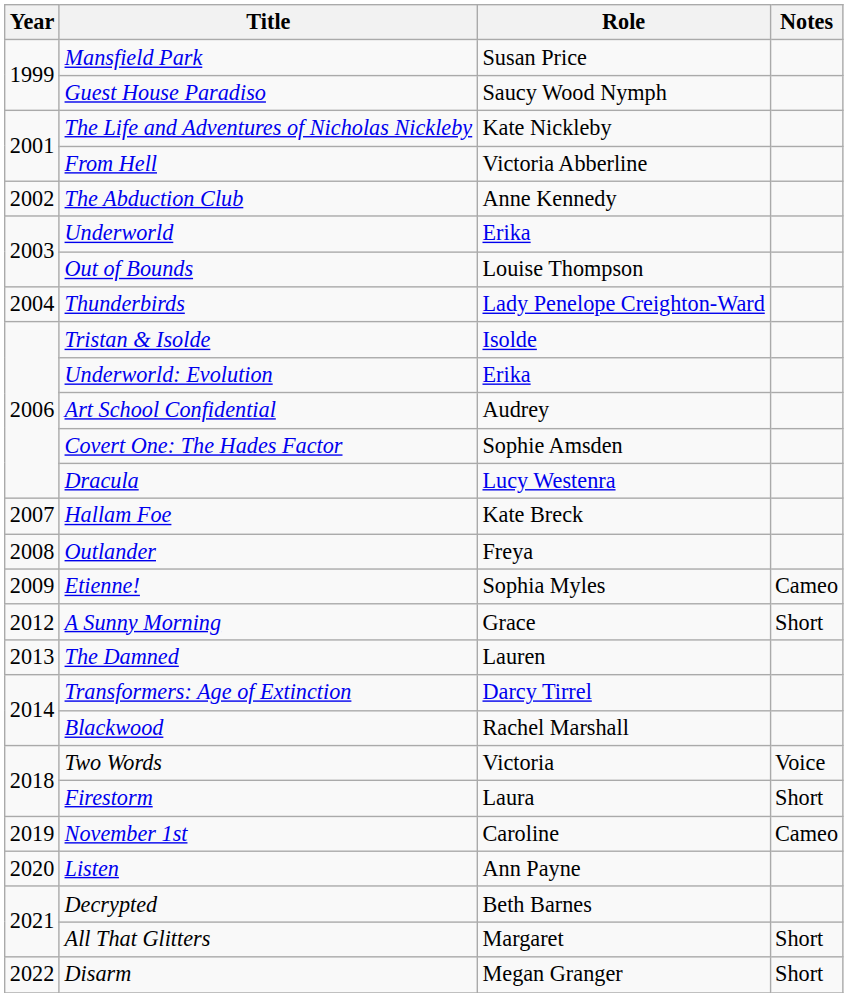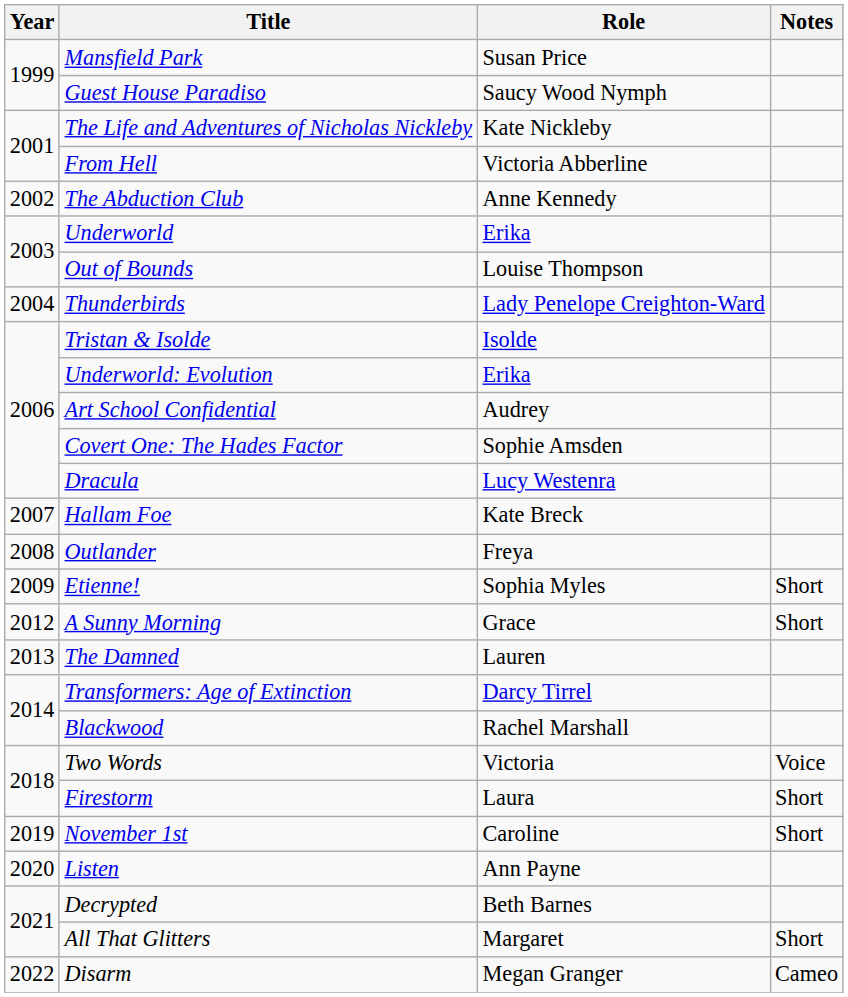(807, 586) Cameo -> (799, 586) Short
(807, 833) Cameo -> (799, 833) Short
(799, 974) Short -> (807, 974) Cameo
